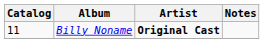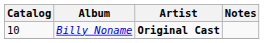(13, 30) 11 -> (13, 30) 10
